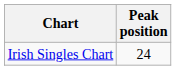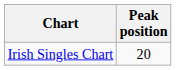(144, 53) 24 -> (144, 53) 20
